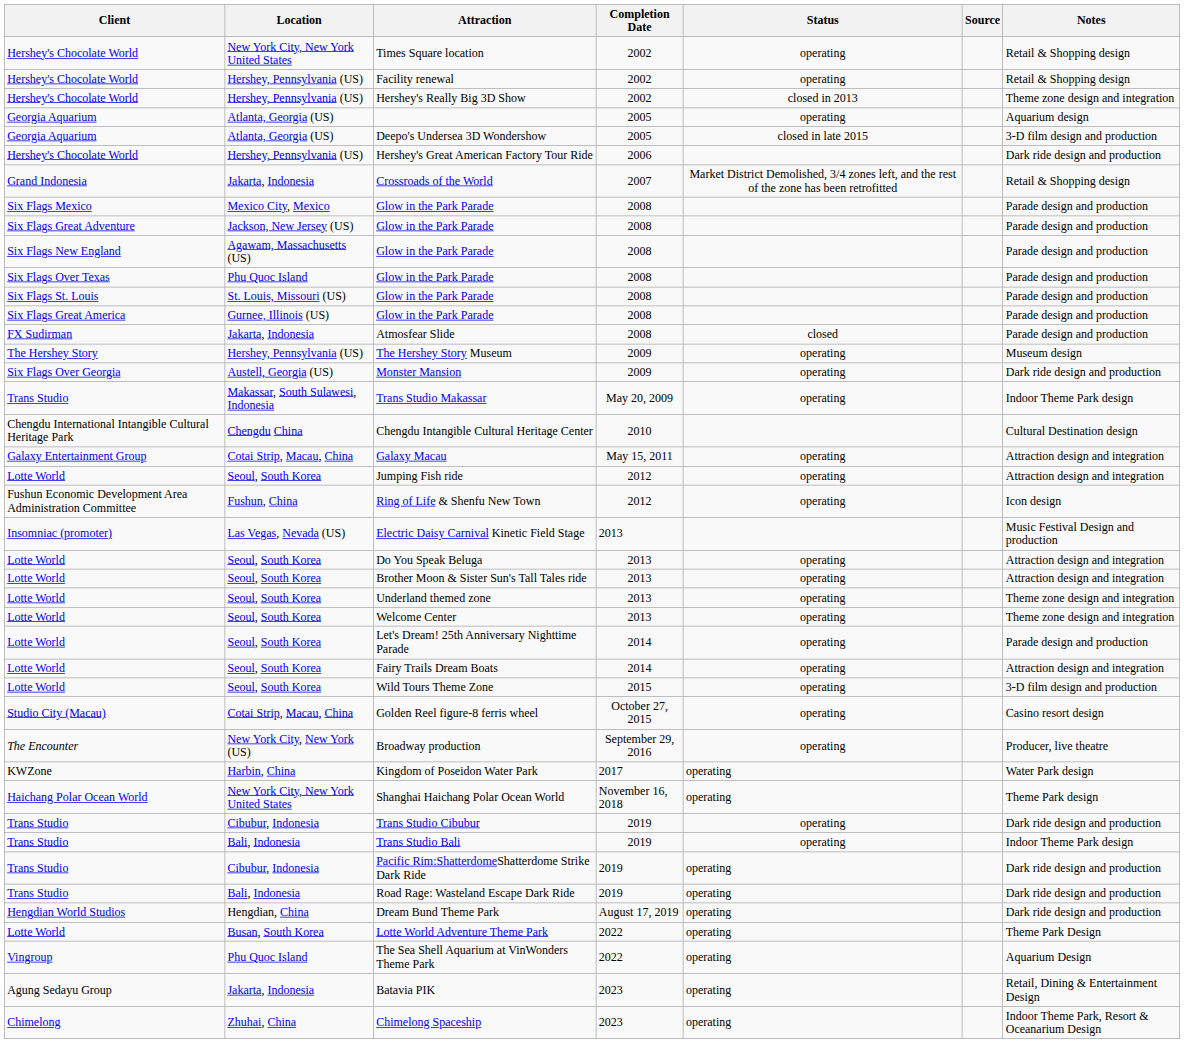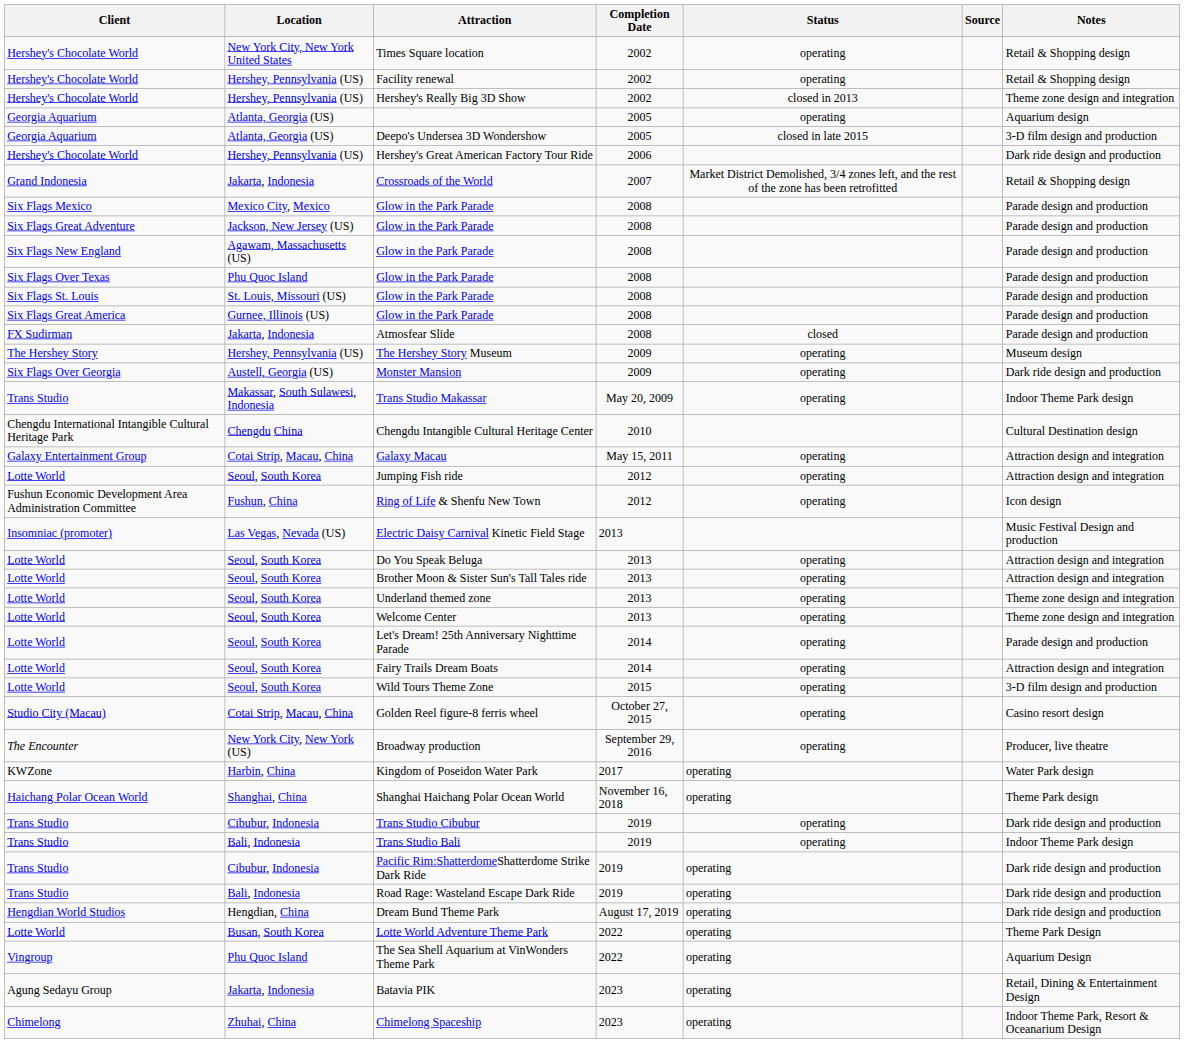(291, 797) New York City, New York United States -> (267, 797) Shanghai, China
